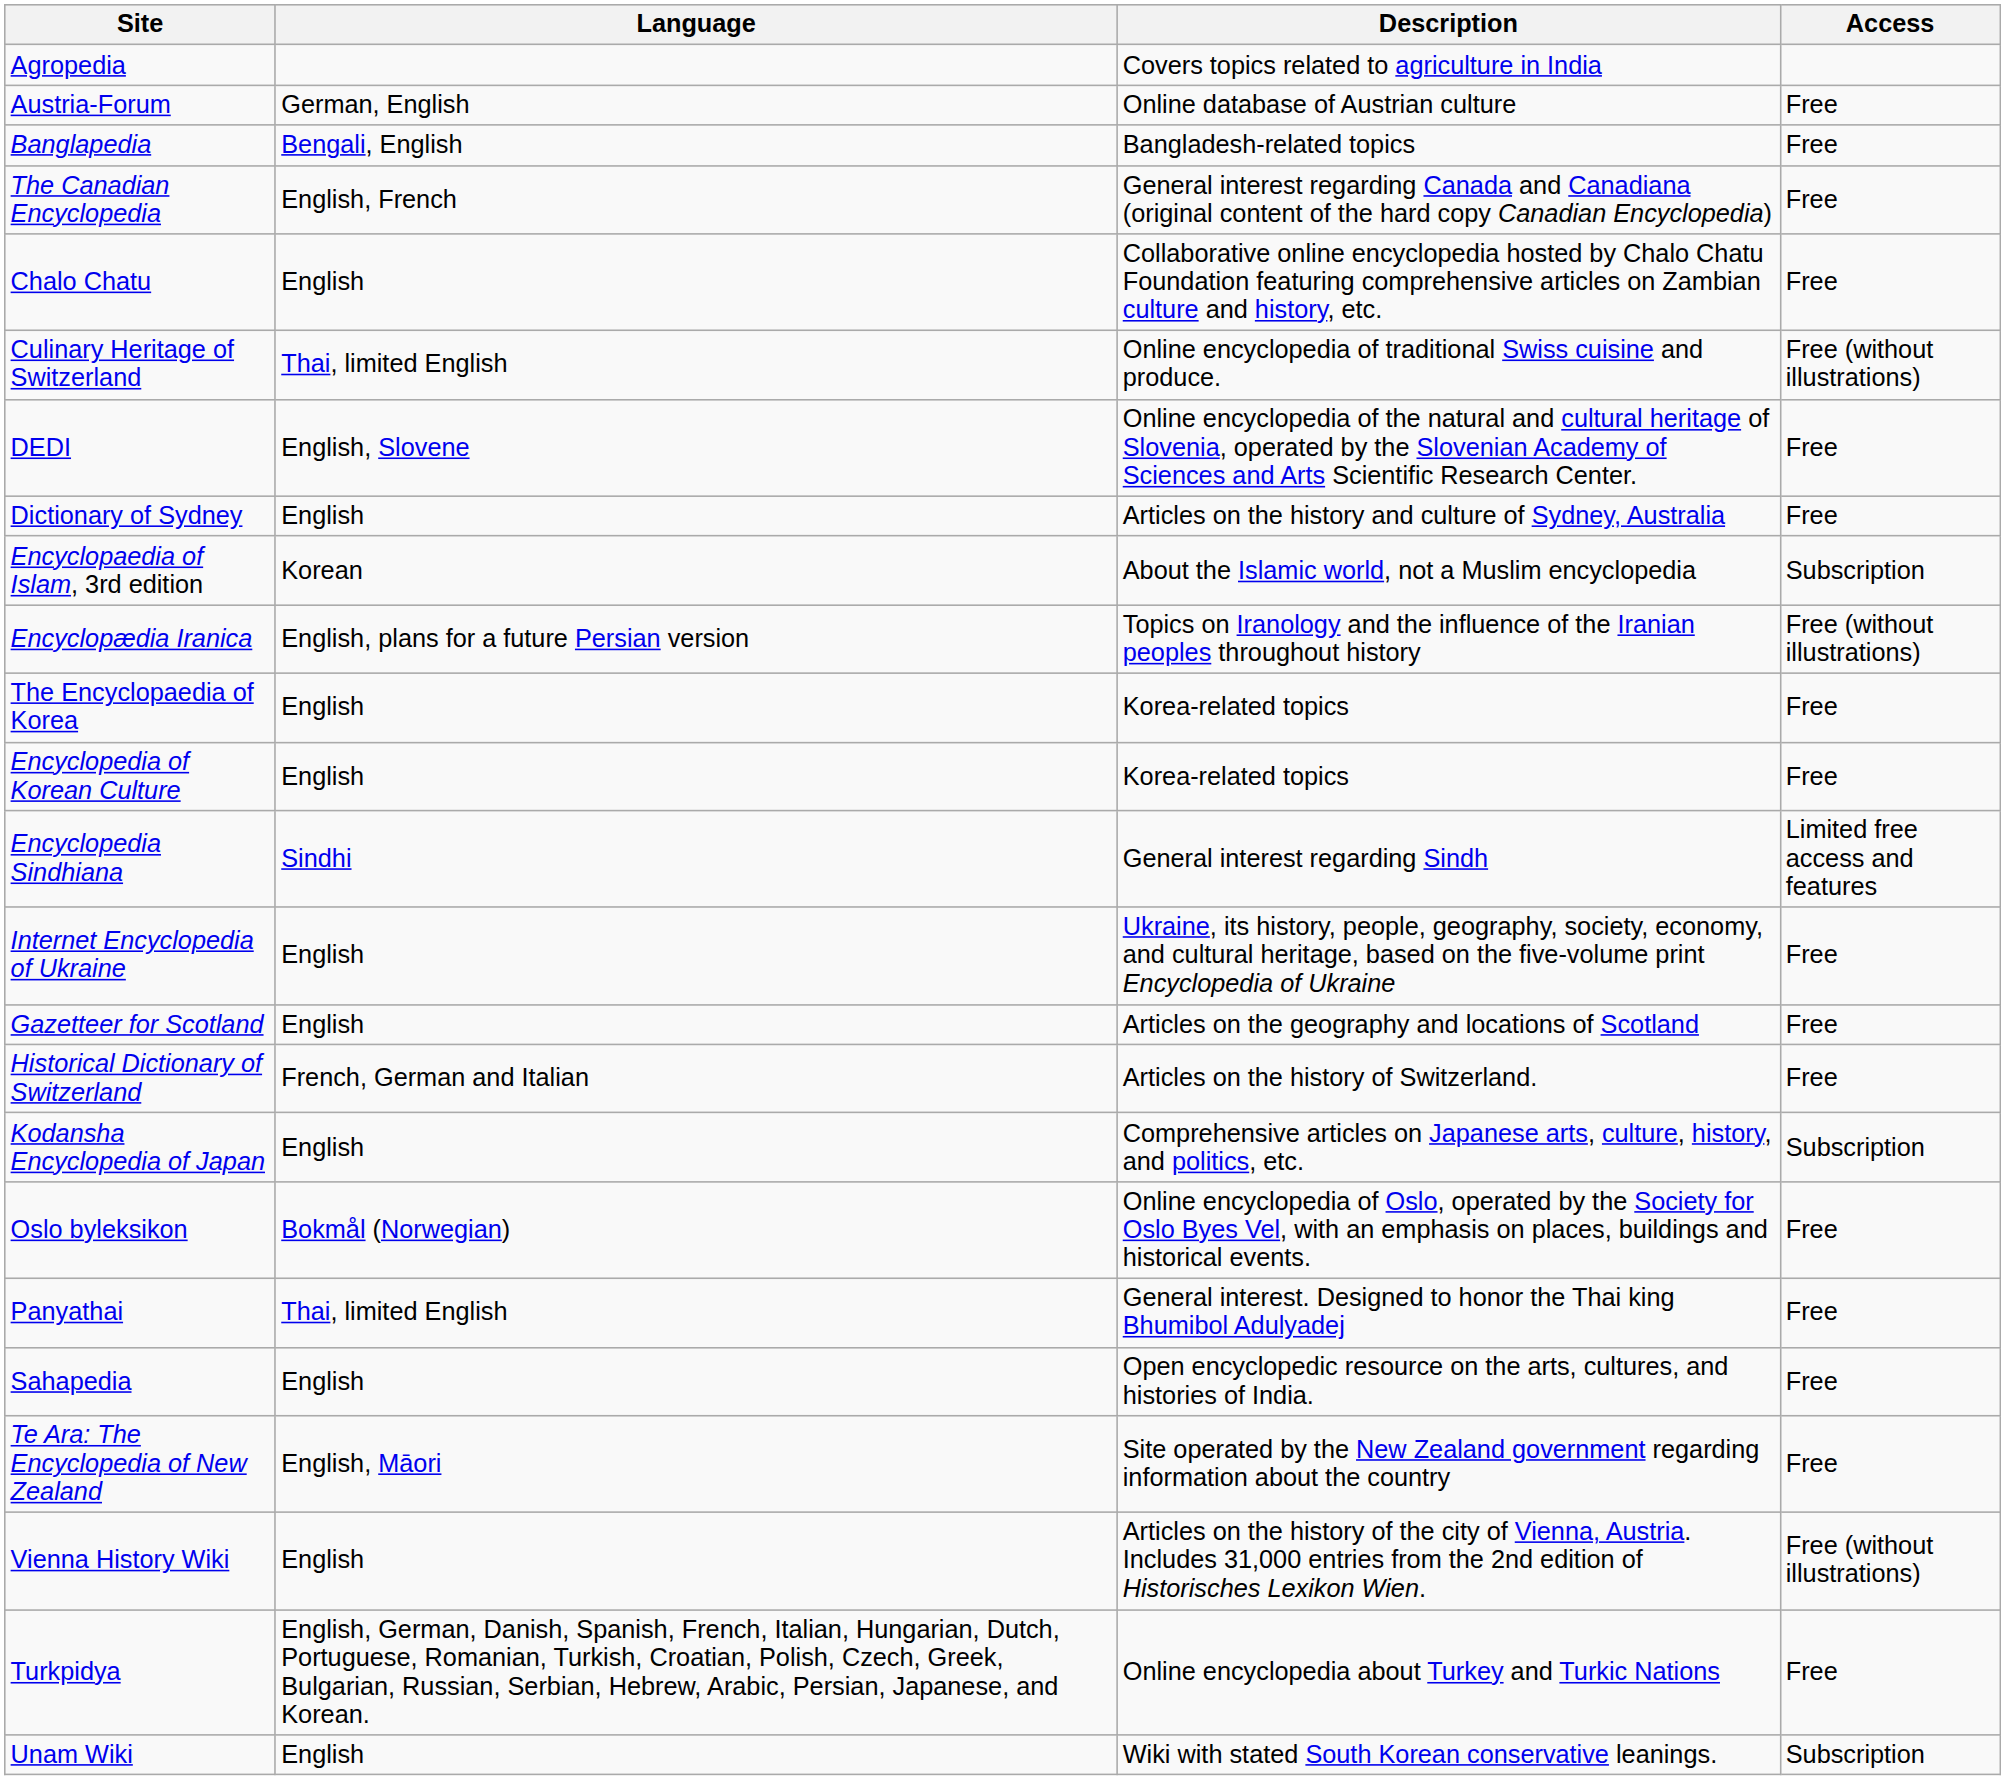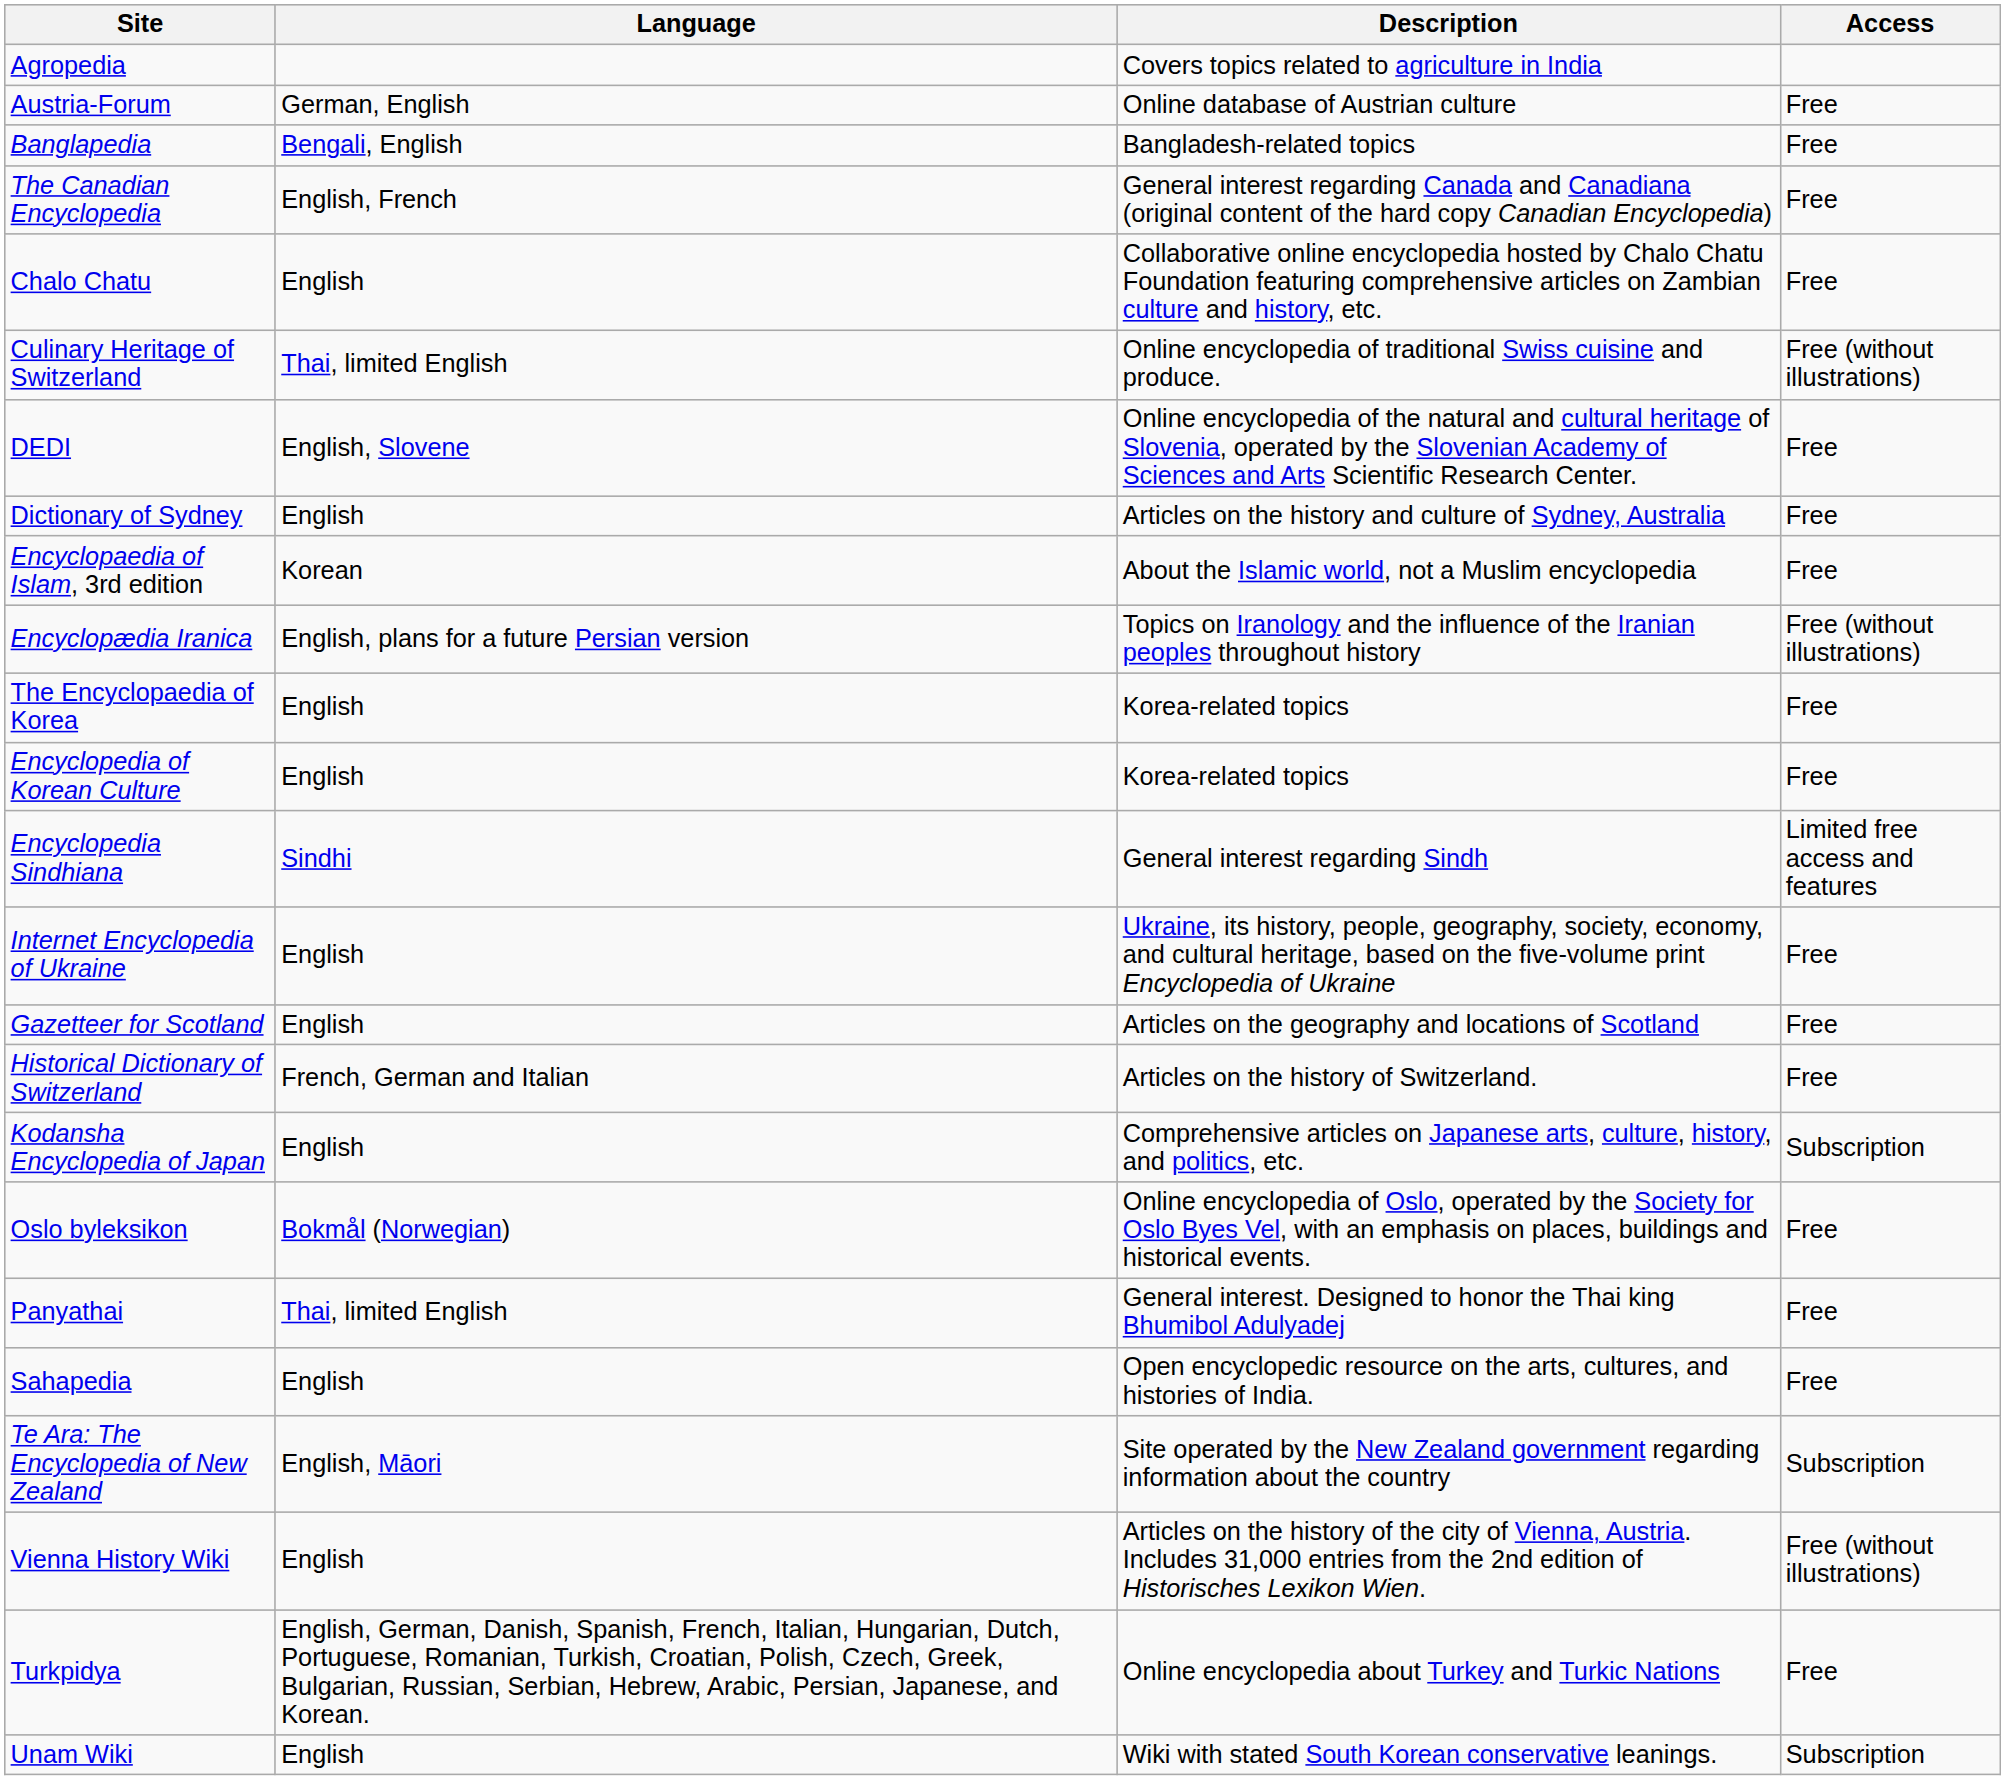(1855, 570) Subscription -> (1812, 570) Free
(1812, 1463) Free -> (1855, 1463) Subscription
